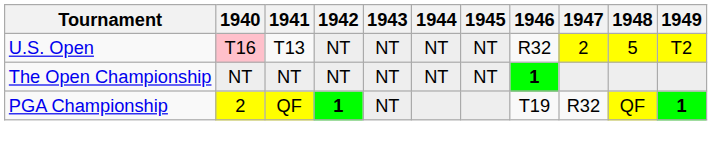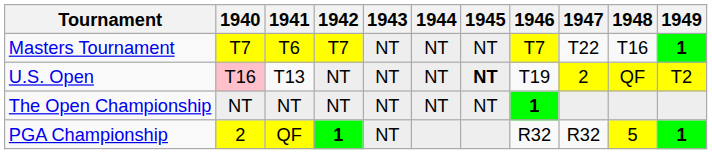+ row: (92, 48)
(485, 48) normal -> (485, 77) bold
(534, 48) R32 -> (534, 77) T19
(632, 48) 5 -> (632, 77) QF
(534, 106) T19 -> (534, 135) R32
(632, 106) QF -> (632, 135) 5
